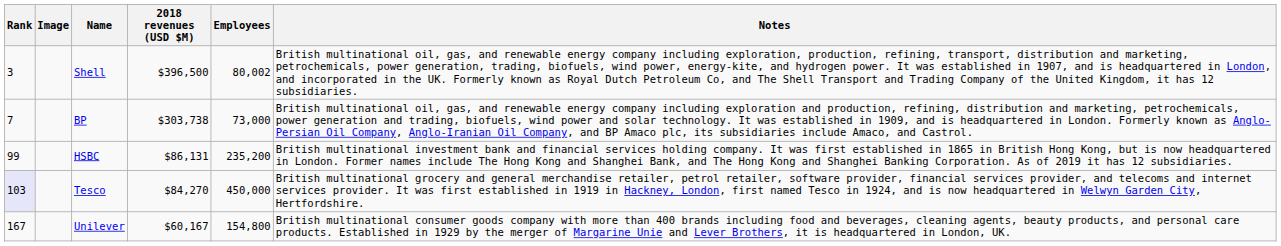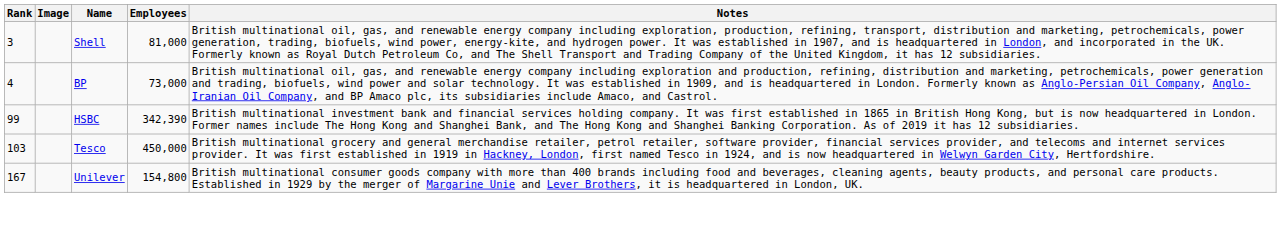- column: (169, 25)
(252, 73) 80,002 -> (168, 42) 81,000
(10, 120) 7 -> (10, 84) 4
(248, 156) 235,200 -> (165, 119) 342,390
(16, 191) lavender background -> (16, 148) no background
